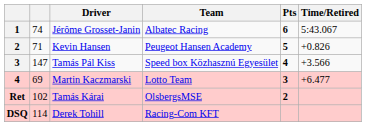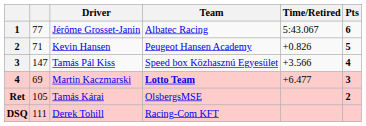columns swapped: (330, 13) <-> (290, 13)
(37, 29) 74 -> (37, 29) 77
(168, 80) normal -> (170, 80) bold
(40, 97) 102 -> (40, 97) 105
(40, 113) 114 -> (40, 113) 111
